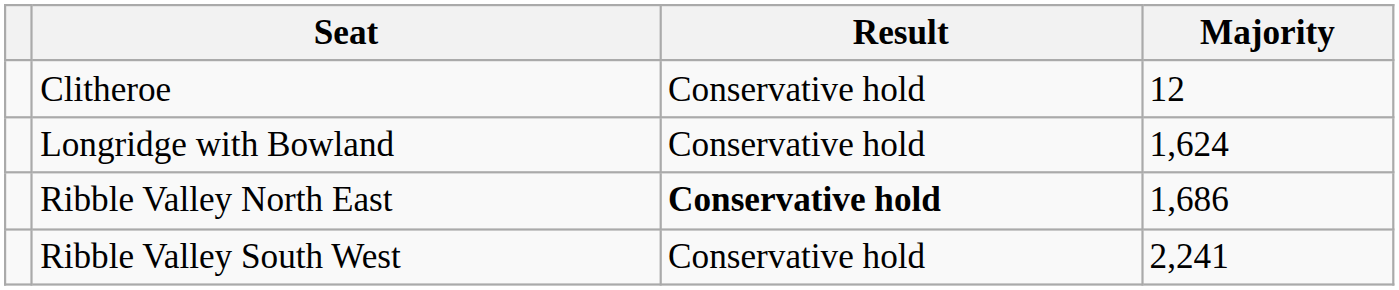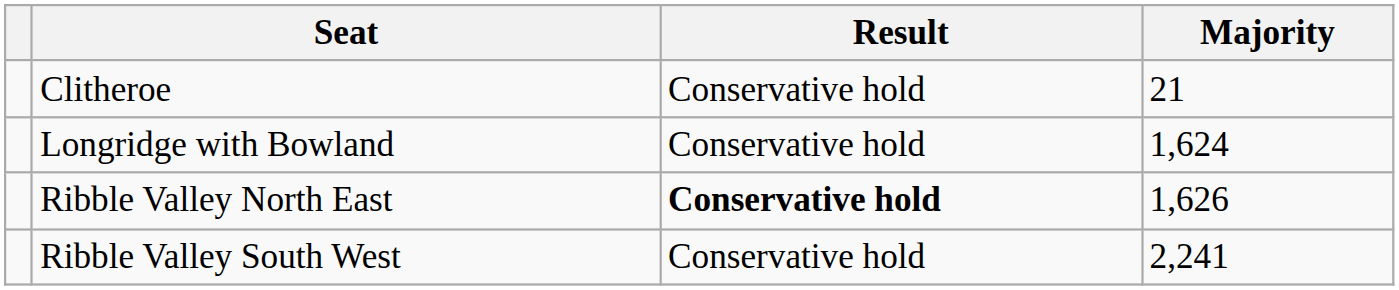(1167, 88) 12 -> (1167, 88) 21
(1189, 199) 1,686 -> (1189, 199) 1,626
